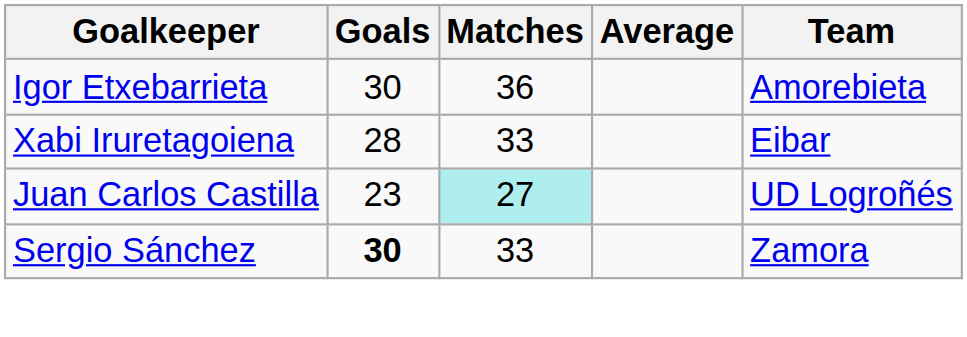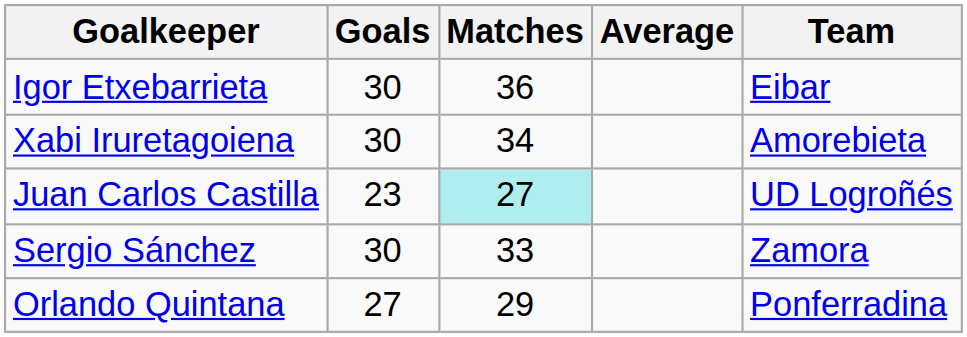(838, 86) Amorebieta -> (790, 86) Eibar
(383, 140) 28 -> (383, 140) 30
(515, 140) 33 -> (515, 140) 34
(790, 140) Eibar -> (838, 140) Amorebieta
(383, 250) bold -> (383, 250) normal
+ row: (149, 304)
